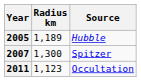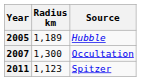(92, 53) Spitzer -> (103, 53) Occultation
(103, 69) Occultation -> (92, 69) Spitzer
